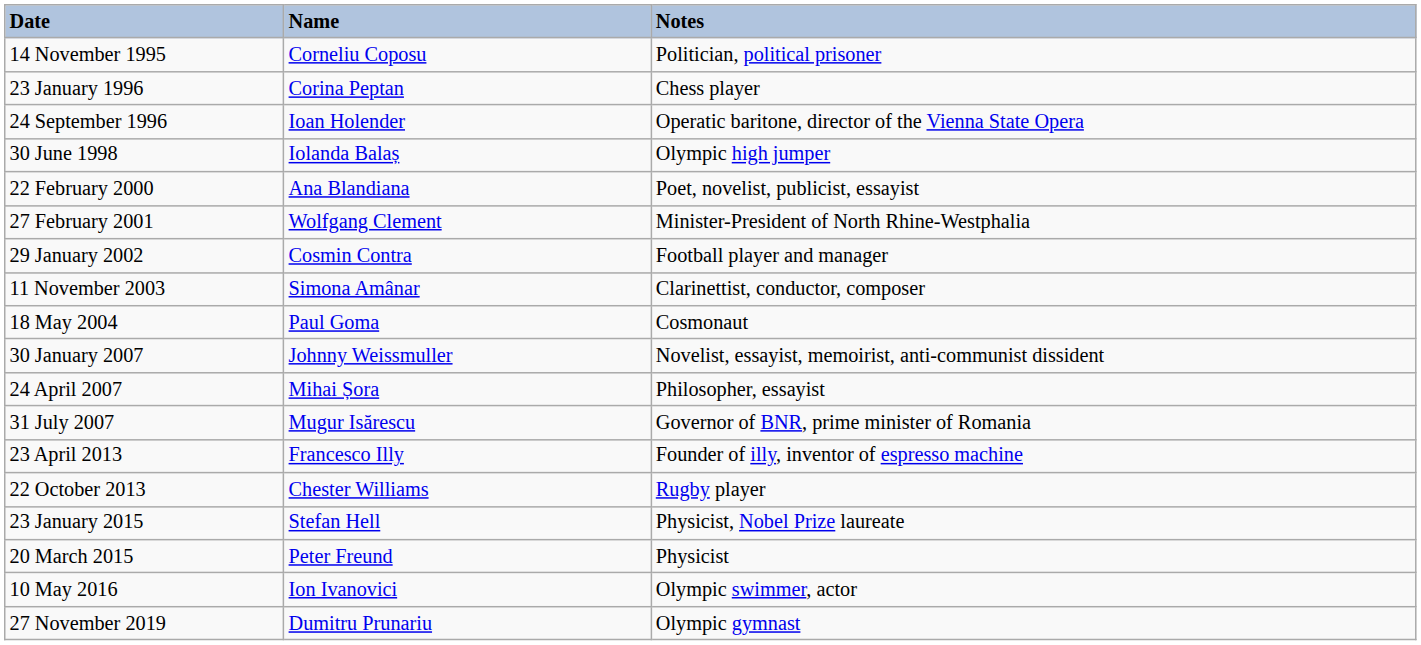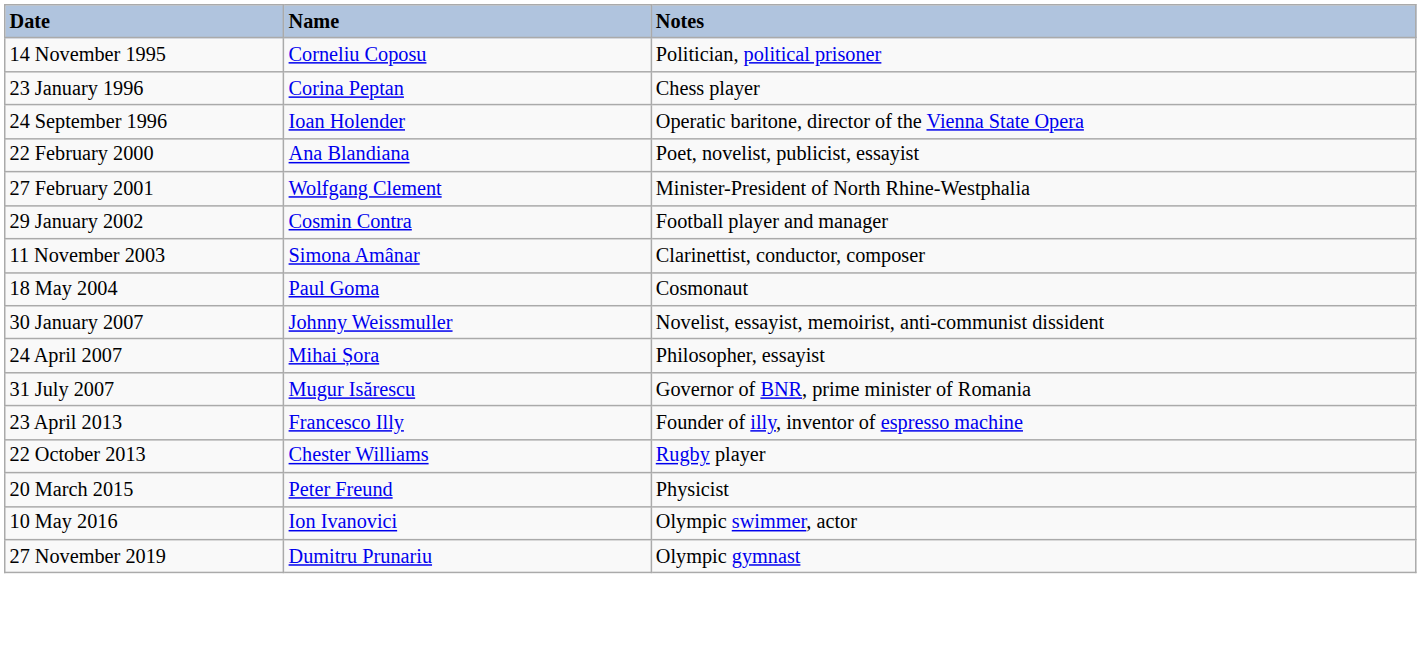- row: (64, 154)
- row: (76, 522)
